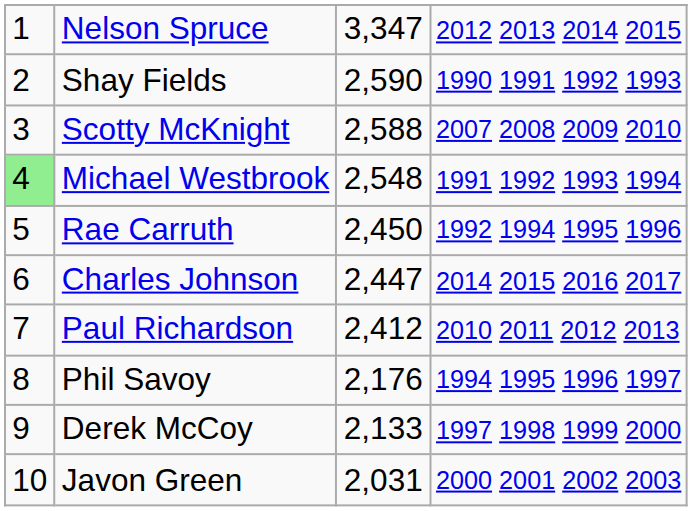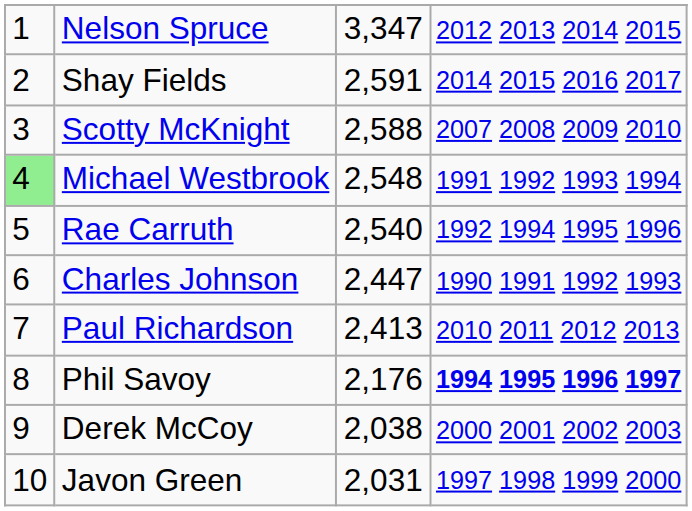(383, 79) 2,590 -> (383, 79) 2,591
(559, 80) 1990 1991 1992 1993 -> (559, 80) 2014 2015 2016 2017
(383, 229) 2,450 -> (383, 229) 2,540
(559, 280) 2014 2015 2016 2017 -> (559, 280) 1990 1991 1992 1993
(383, 329) 2,412 -> (383, 329) 2,413
(559, 380) normal -> (559, 380) bold
(383, 429) 2,133 -> (383, 429) 2,038
(559, 430) 1997 1998 1999 2000 -> (559, 430) 2000 2001 2002 2003
(559, 480) 2000 2001 2002 2003 -> (559, 480) 1997 1998 1999 2000
